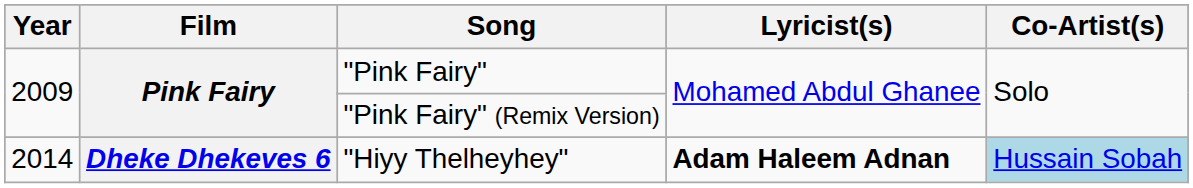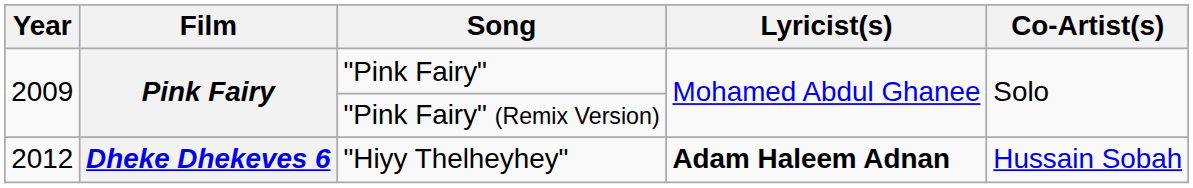(42, 159) 2014 -> (42, 159) 2012
(1088, 159) lightblue background -> (1088, 159) no background
